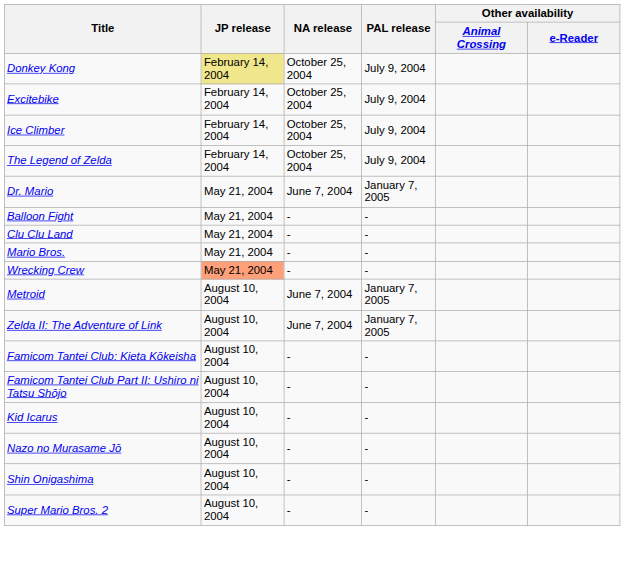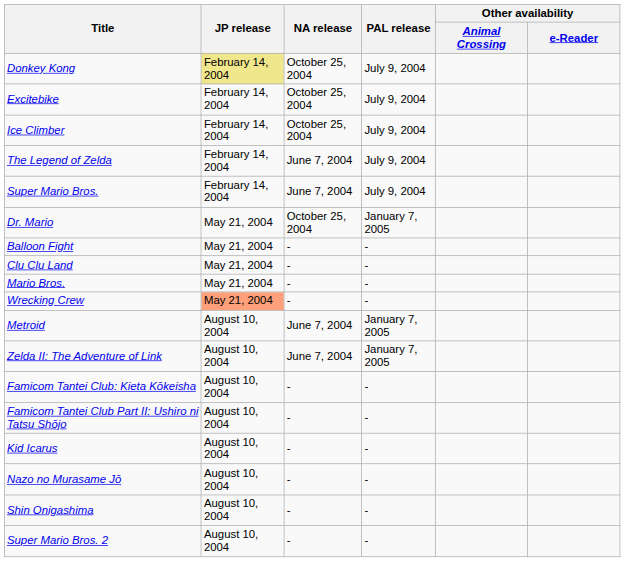(316, 161) October 25, 2004 -> (320, 161) June 7, 2004
+ row: (53, 191)
(320, 191) June 7, 2004 -> (316, 222) October 25, 2004
